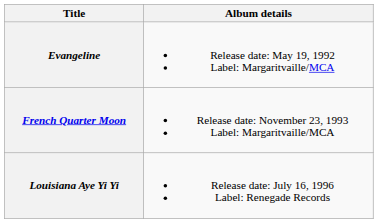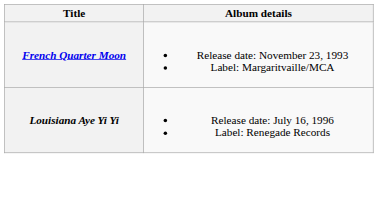- row: (74, 54)
